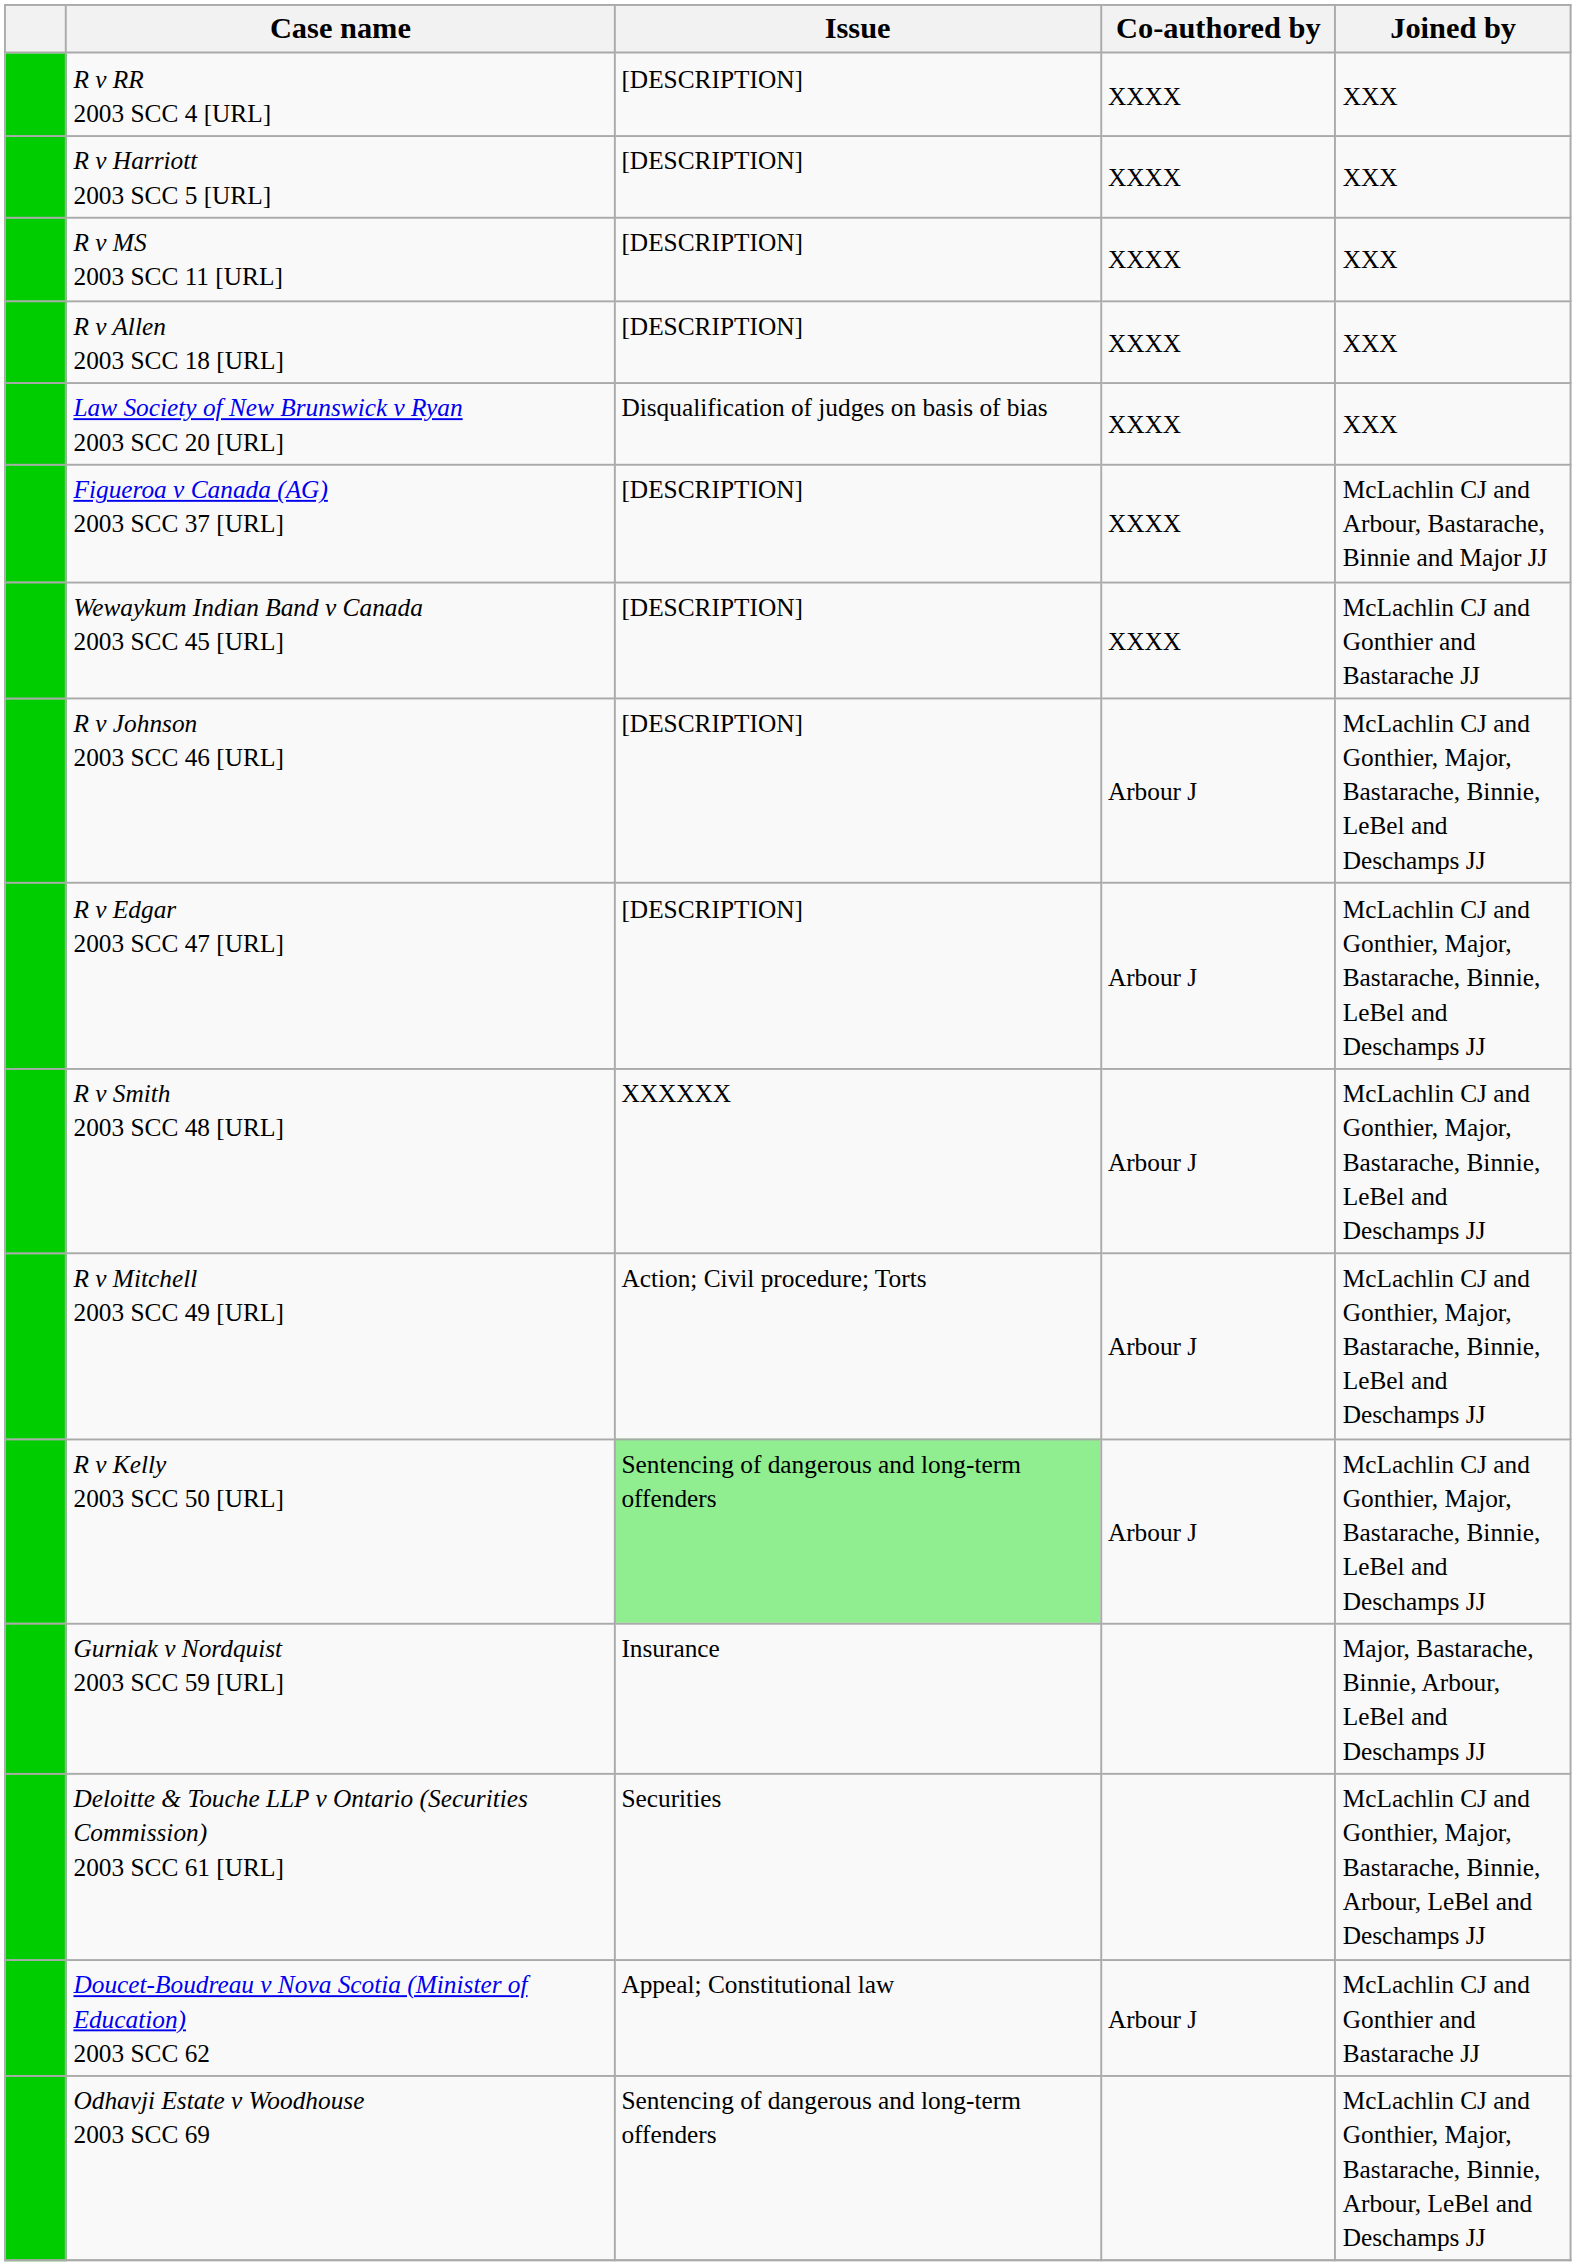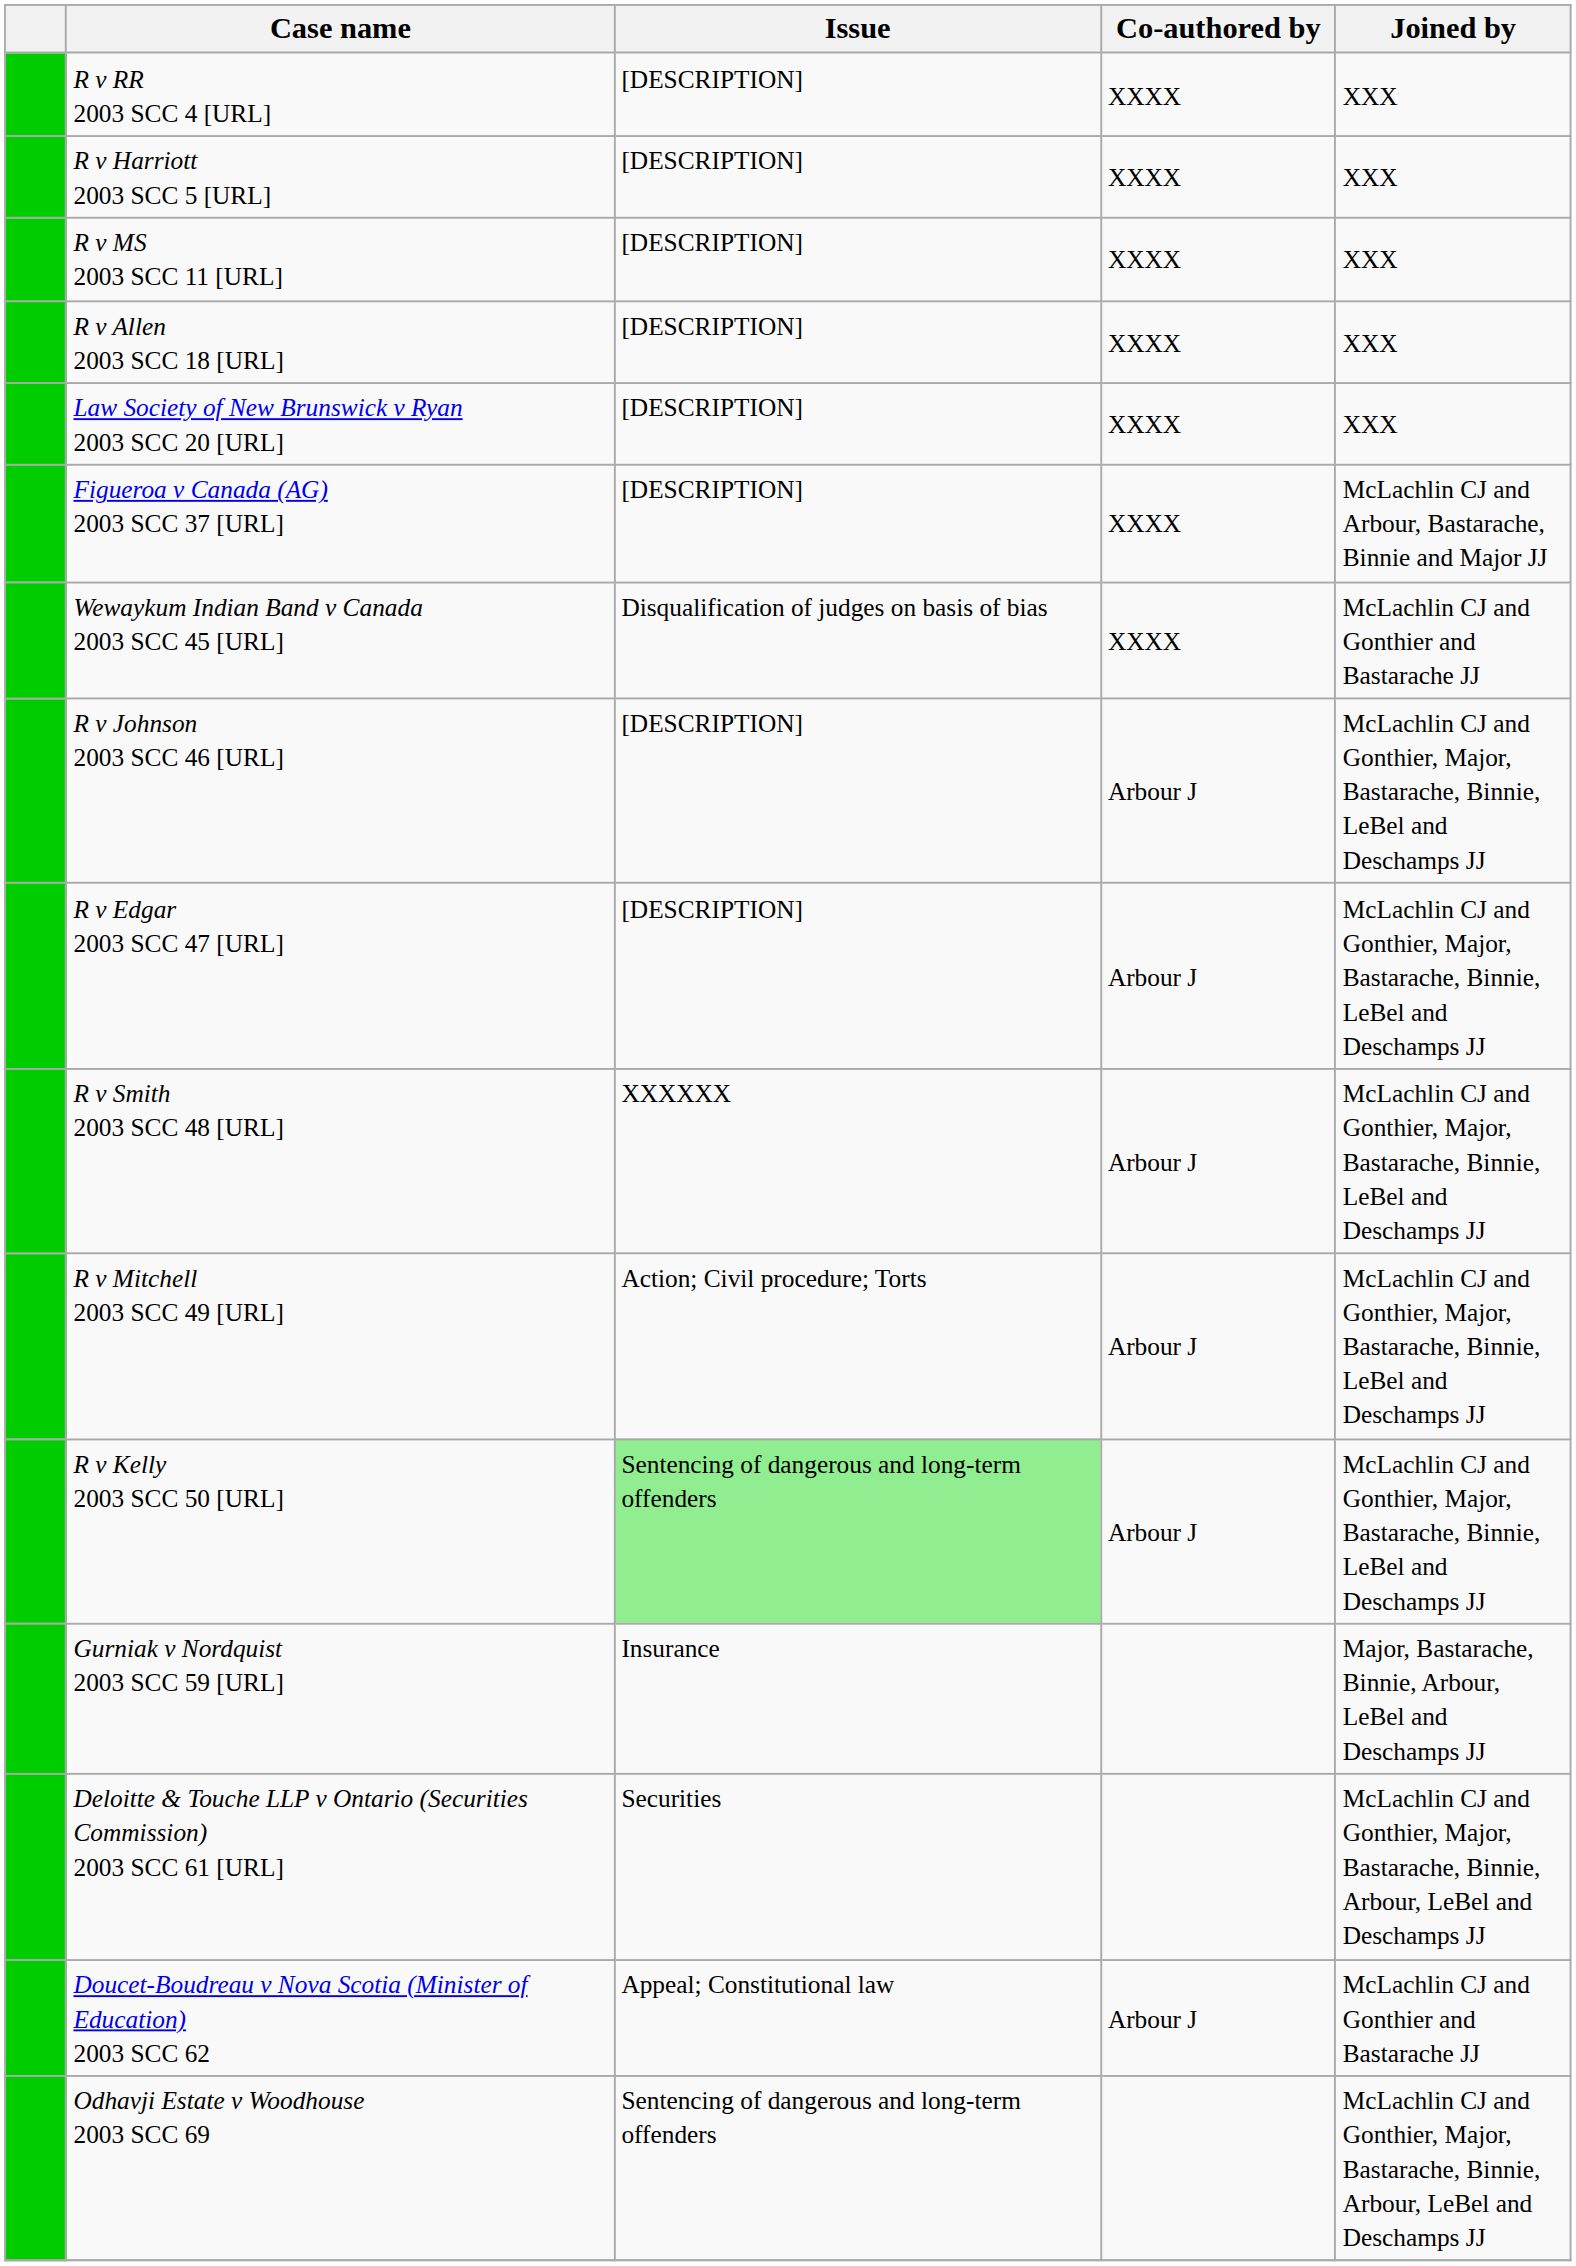(835, 408) Disqualification of judges on basis of bias -> (712, 408) [DESCRIPTION]
(712, 607) [DESCRIPTION] -> (835, 607) Disqualification of judges on basis of bias
